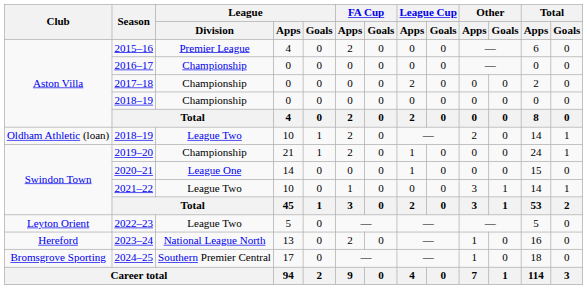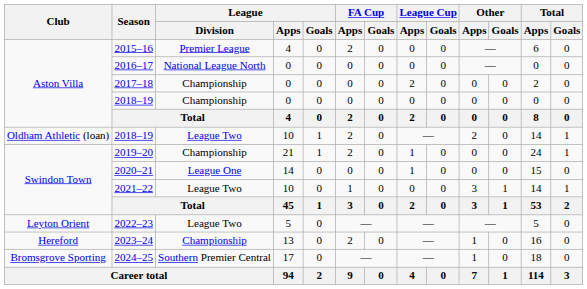(215, 65) Championship -> (215, 65) National League North
(215, 240) National League North -> (215, 240) Championship
